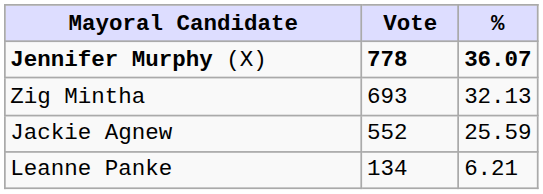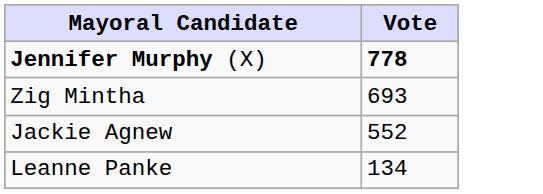- column: (498, 23)
